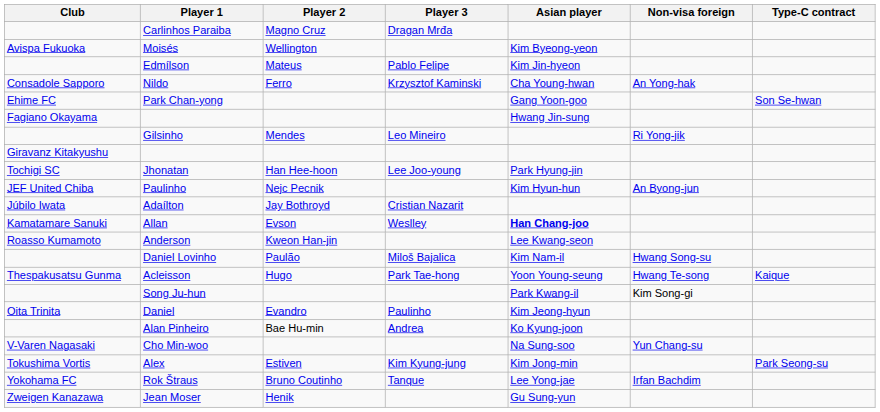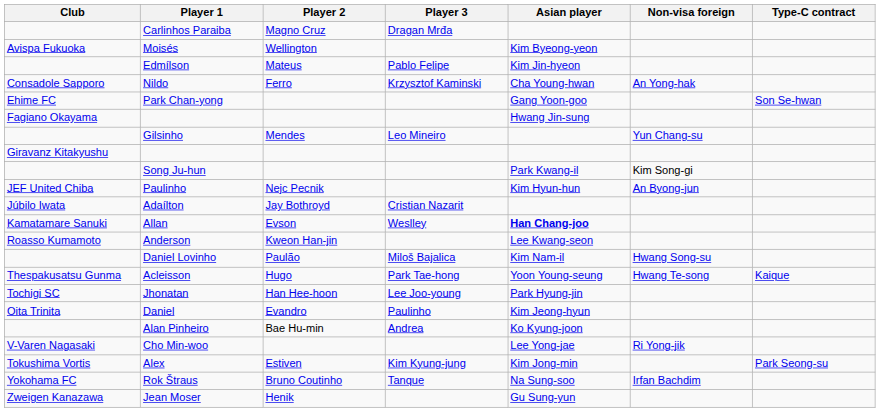(659, 135) Ri Yong-jik -> (668, 135) Yun Chang-su
rows swapped: (72, 293) <-> (33, 170)
(542, 345) Na Sung-soo -> (542, 345) Lee Yong-jae
(668, 345) Yun Chang-su -> (659, 345) Ri Yong-jik
(542, 380) Lee Yong-jae -> (542, 380) Na Sung-soo
